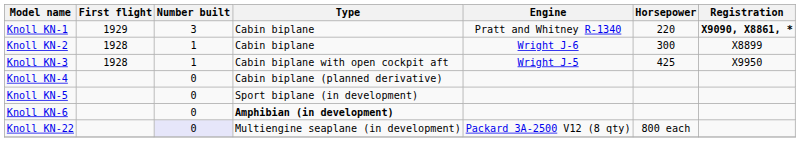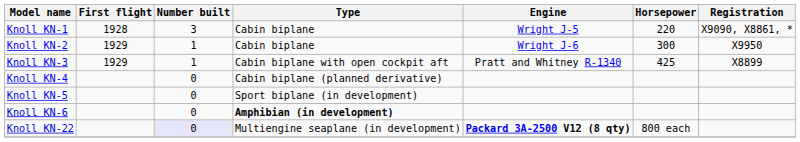(115, 29) 1929 -> (115, 29) 1928
(548, 29) Pratt and Whitney R-1340 -> (548, 29) Wright J-5
(747, 29) bold -> (747, 29) normal
(115, 46) 1928 -> (115, 46) 1929
(747, 46) X8899 -> (747, 46) X9950
(115, 62) 1928 -> (115, 62) 1929
(548, 62) Wright J-5 -> (548, 62) Pratt and Whitney R-1340
(747, 62) X9950 -> (747, 62) X8899
(548, 128) normal -> (548, 128) bold
